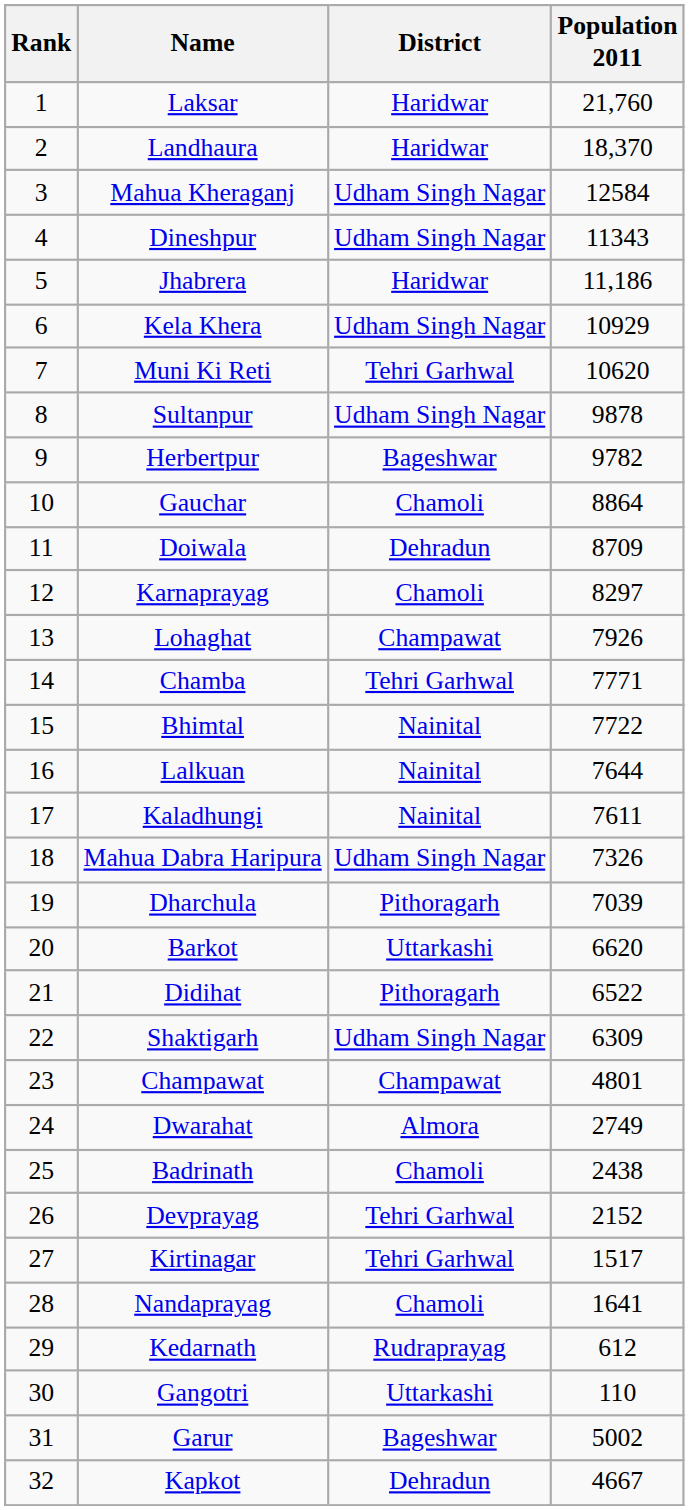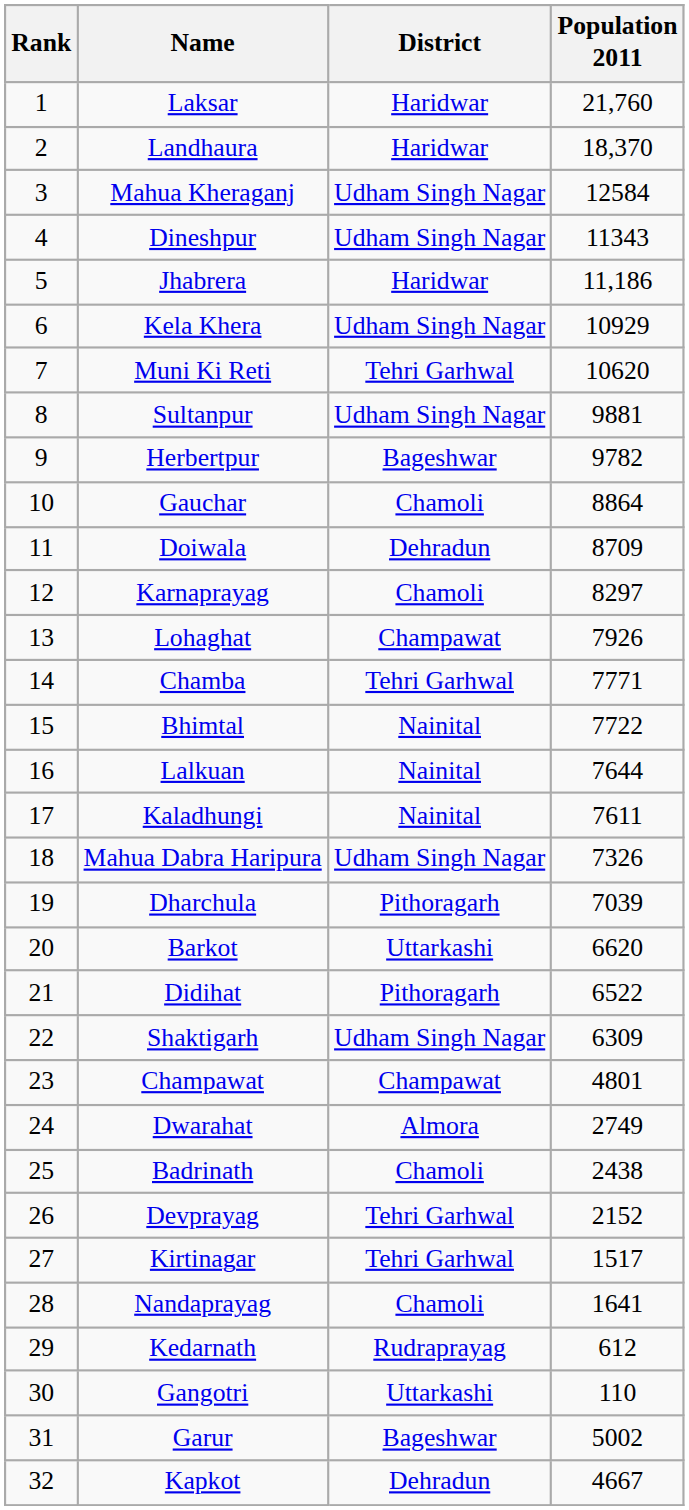(618, 414) 9878 -> (618, 414) 9881
